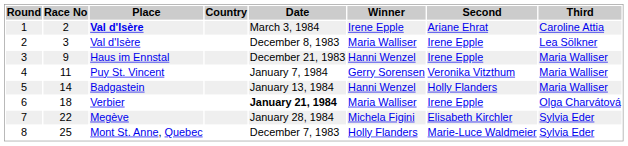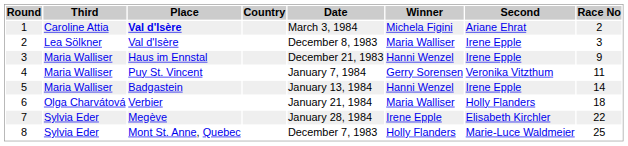columns swapped: (66, 12) <-> (580, 12)
(376, 27) Irene Epple -> (419, 27) Michela Figini
(462, 87) Holly Flanders -> (494, 87) Irene Epple
(293, 102) bold -> (330, 102) normal
(455, 102) Irene Epple -> (500, 102) Holly Flanders
(381, 117) Michela Figini -> (414, 117) Irene Epple
